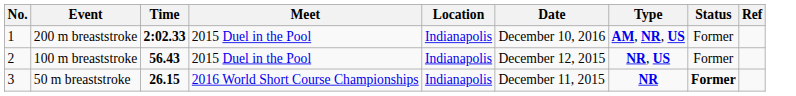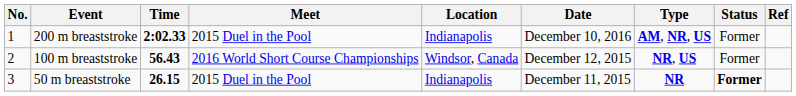(251, 58) 2015 Duel in the Pool -> (305, 58) 2016 World Short Course Championships
(459, 58) Indianapolis -> (472, 58) Windsor, Canada
(305, 79) 2016 World Short Course Championships -> (251, 79) 2015 Duel in the Pool
